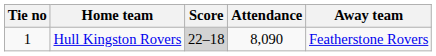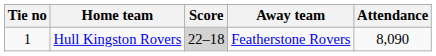columns swapped: (369, 16) <-> (267, 16)
